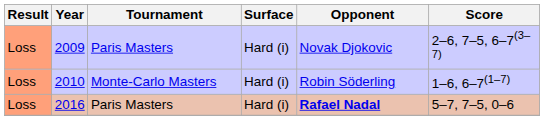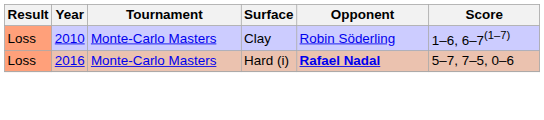- row: (70, 47)
(266, 81) Hard (i) -> (258, 38) Clay
(132, 105) Paris Masters -> (154, 61) Monte-Carlo Masters
